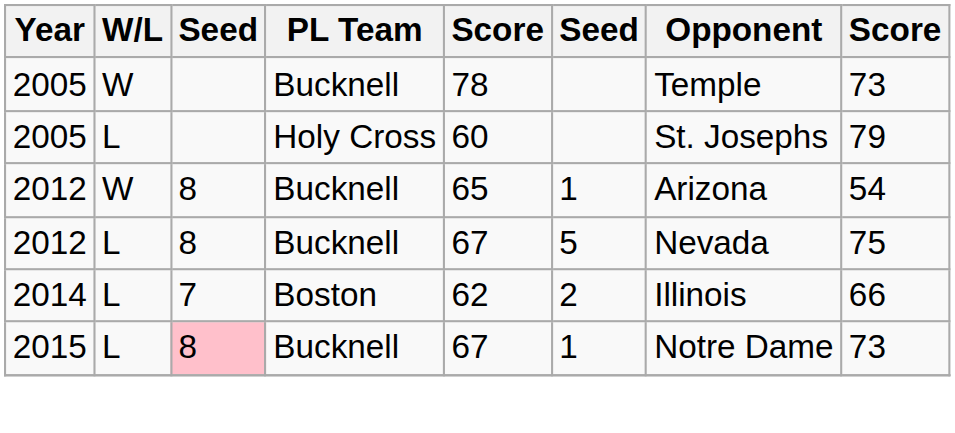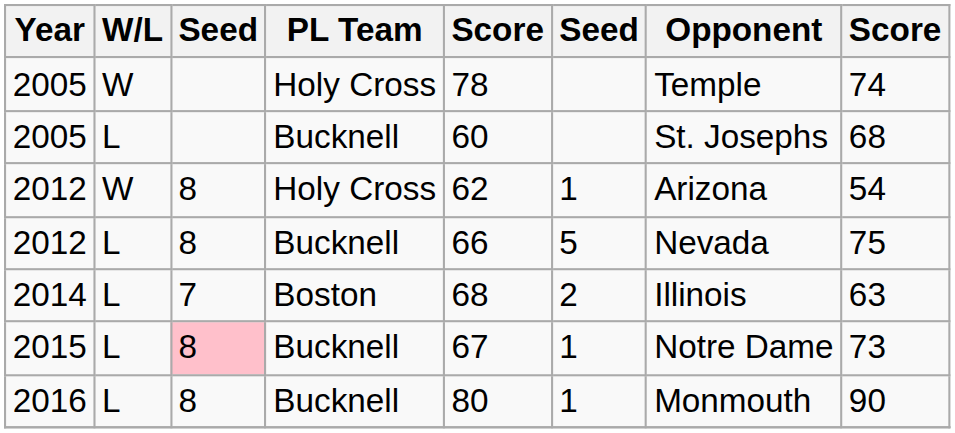(336, 83) Bucknell -> (355, 83) Holy Cross
(867, 83) 73 -> (867, 83) 74
(355, 136) Holy Cross -> (336, 136) Bucknell
(867, 136) 79 -> (867, 136) 68
(336, 189) Bucknell -> (355, 189) Holy Cross
(470, 189) 65 -> (470, 189) 62
(470, 242) 67 -> (470, 242) 66
(470, 294) 62 -> (470, 294) 68
(867, 294) 66 -> (867, 294) 63
+ row: (50, 400)
